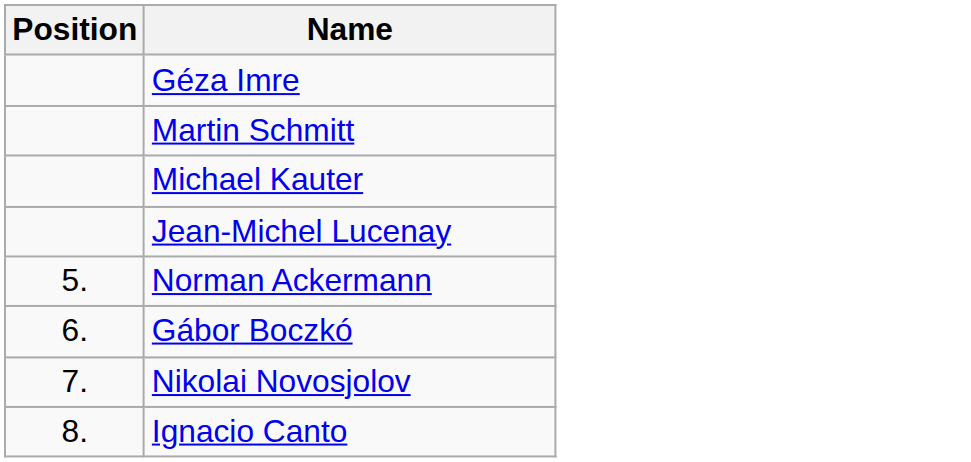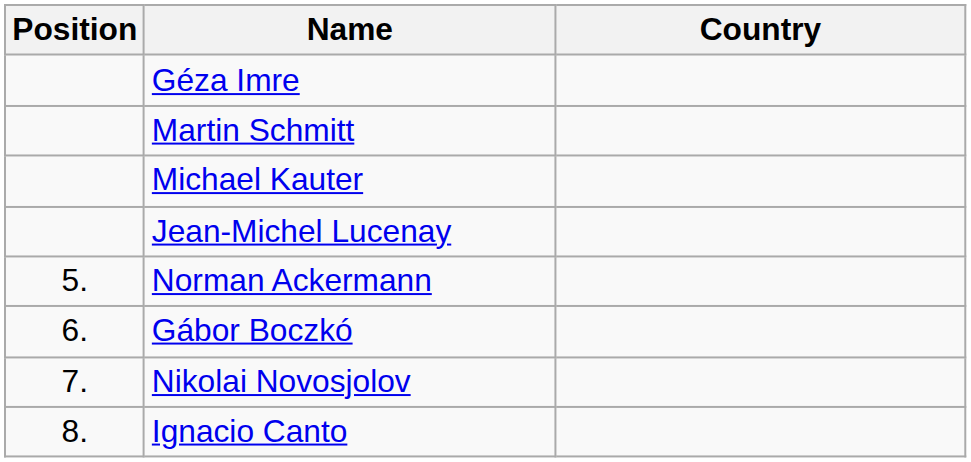+ column: (760, 29)
